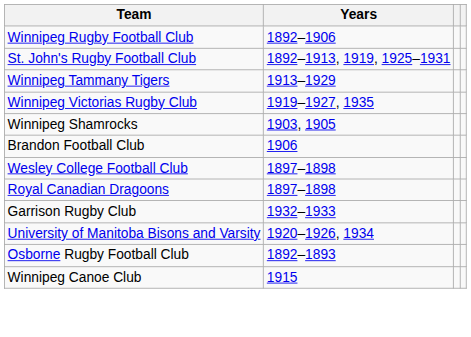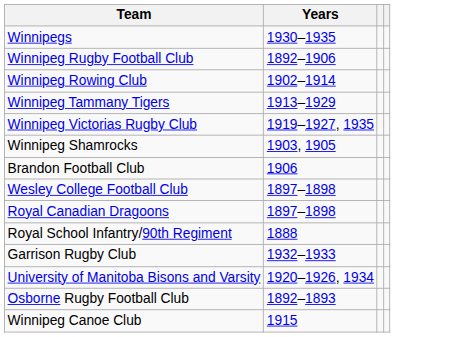+ row: (40, 37)
- row: (102, 59)
+ row: (77, 80)
+ row: (120, 233)
